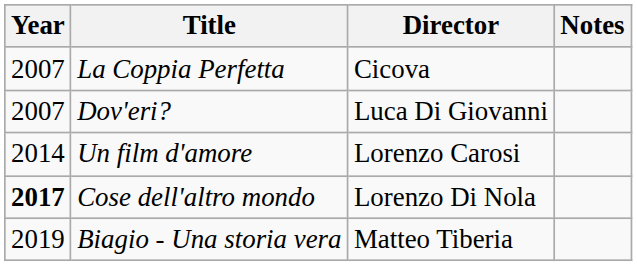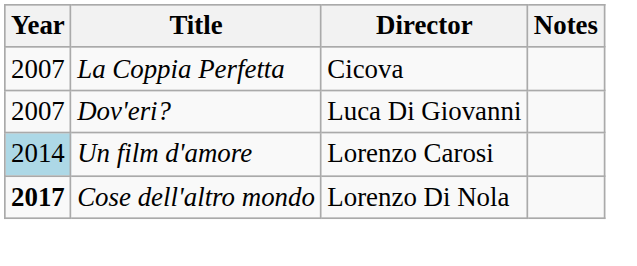(38, 153) no background -> (38, 153) lightblue background
- row: (209, 238)
